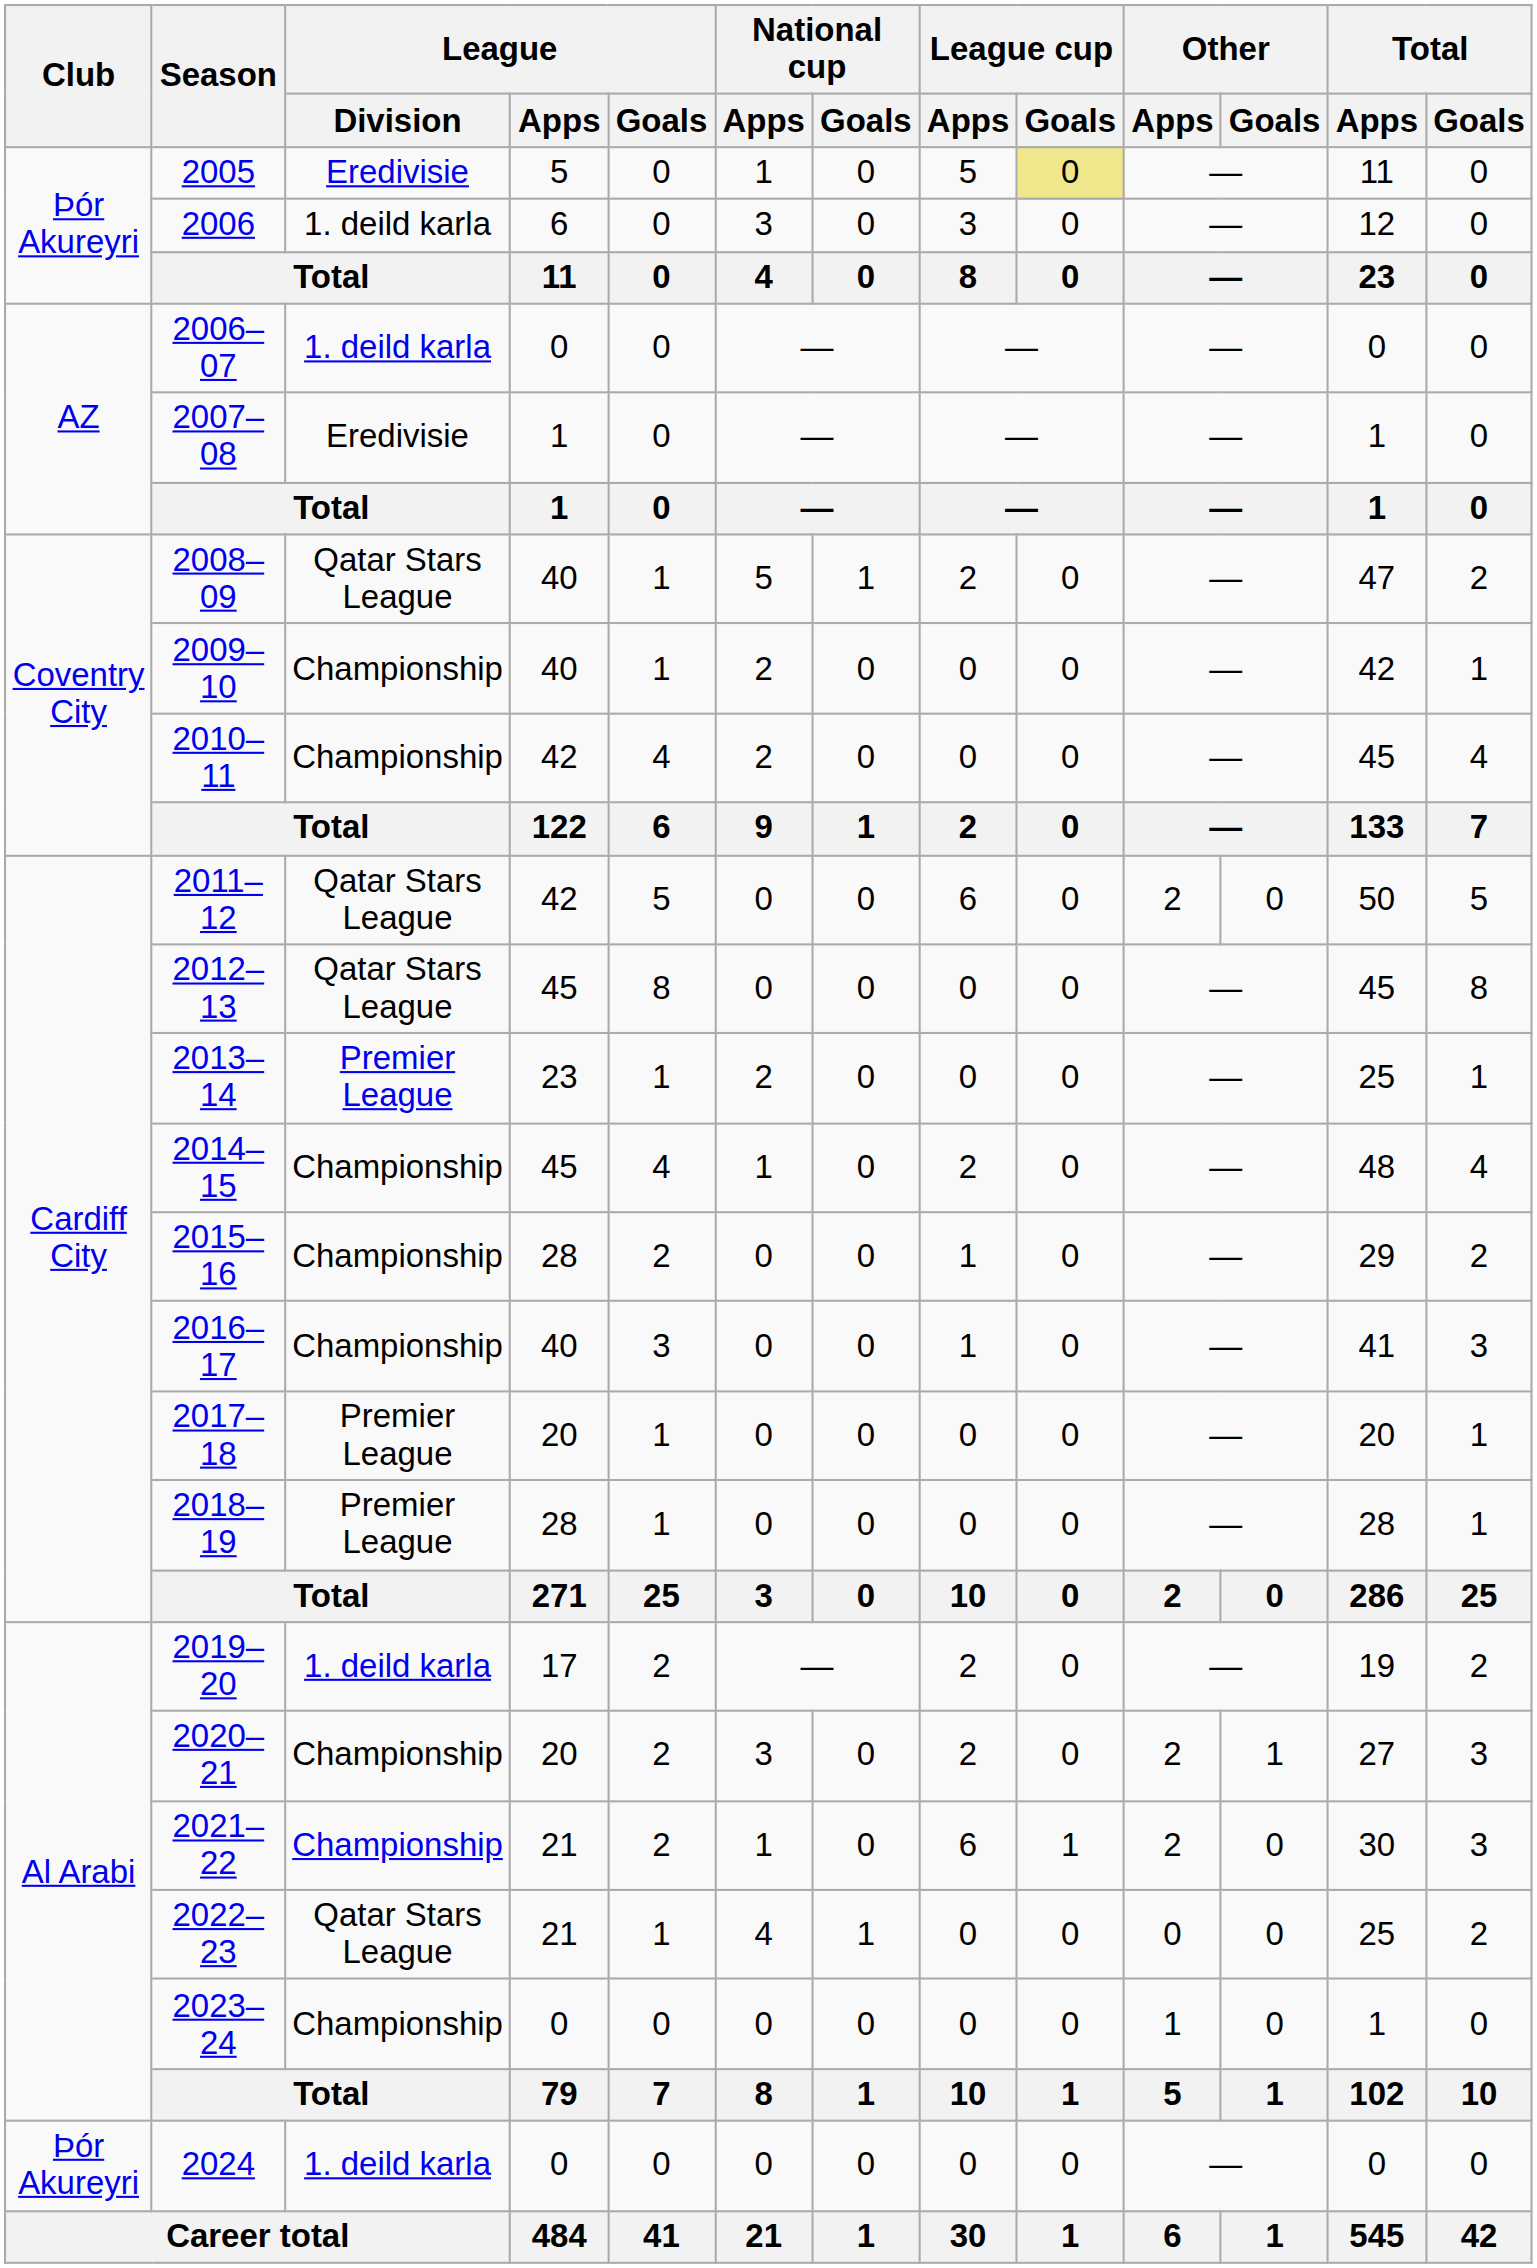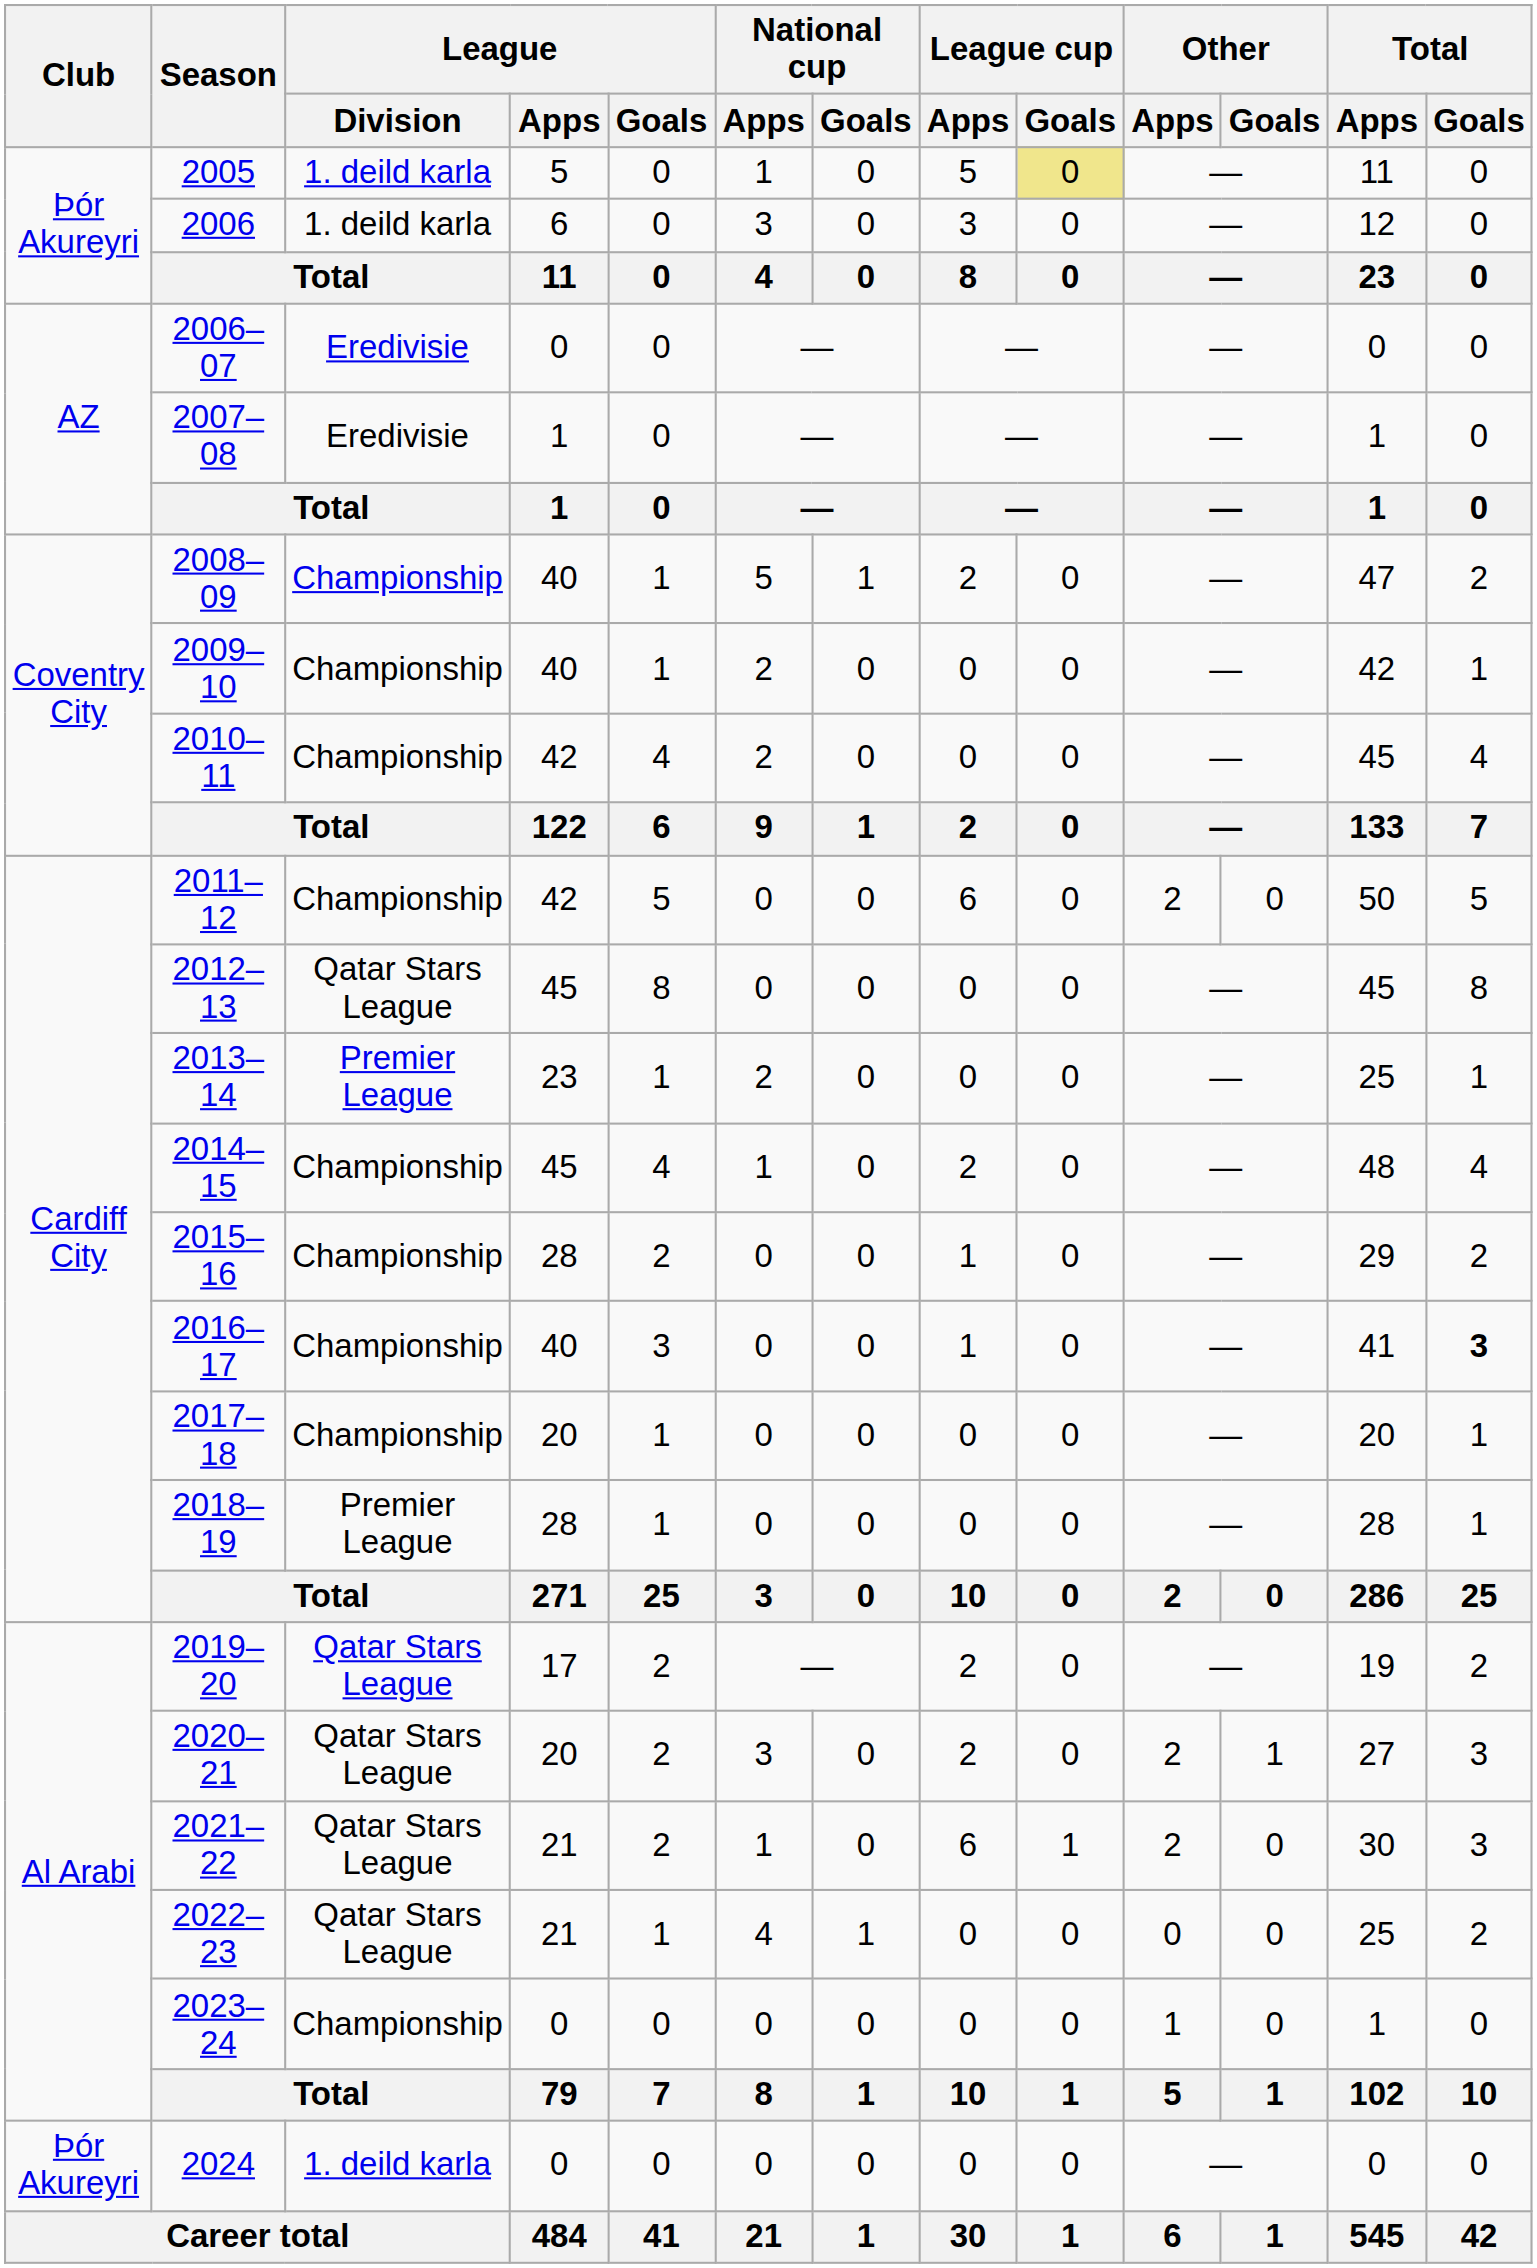(398, 172) Eredivisie -> (398, 172) 1. deild karla
(398, 347) 1. deild karla -> (398, 347) Eredivisie
(398, 578) Qatar Stars League -> (398, 578) Championship
(398, 898) Qatar Stars League -> (398, 898) Championship
(1479, 1345) normal -> (1479, 1345) bold
(398, 1435) Premier League -> (398, 1435) Championship
(398, 1666) 1. deild karla -> (398, 1666) Qatar Stars League
(398, 1755) Championship -> (398, 1755) Qatar Stars League
(398, 1844) Championship -> (398, 1844) Qatar Stars League
